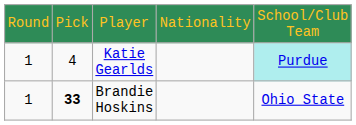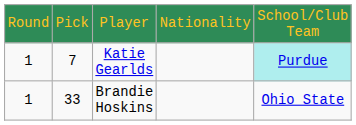(72, 62) 4 -> (72, 62) 7
(72, 100) bold -> (72, 100) normal
